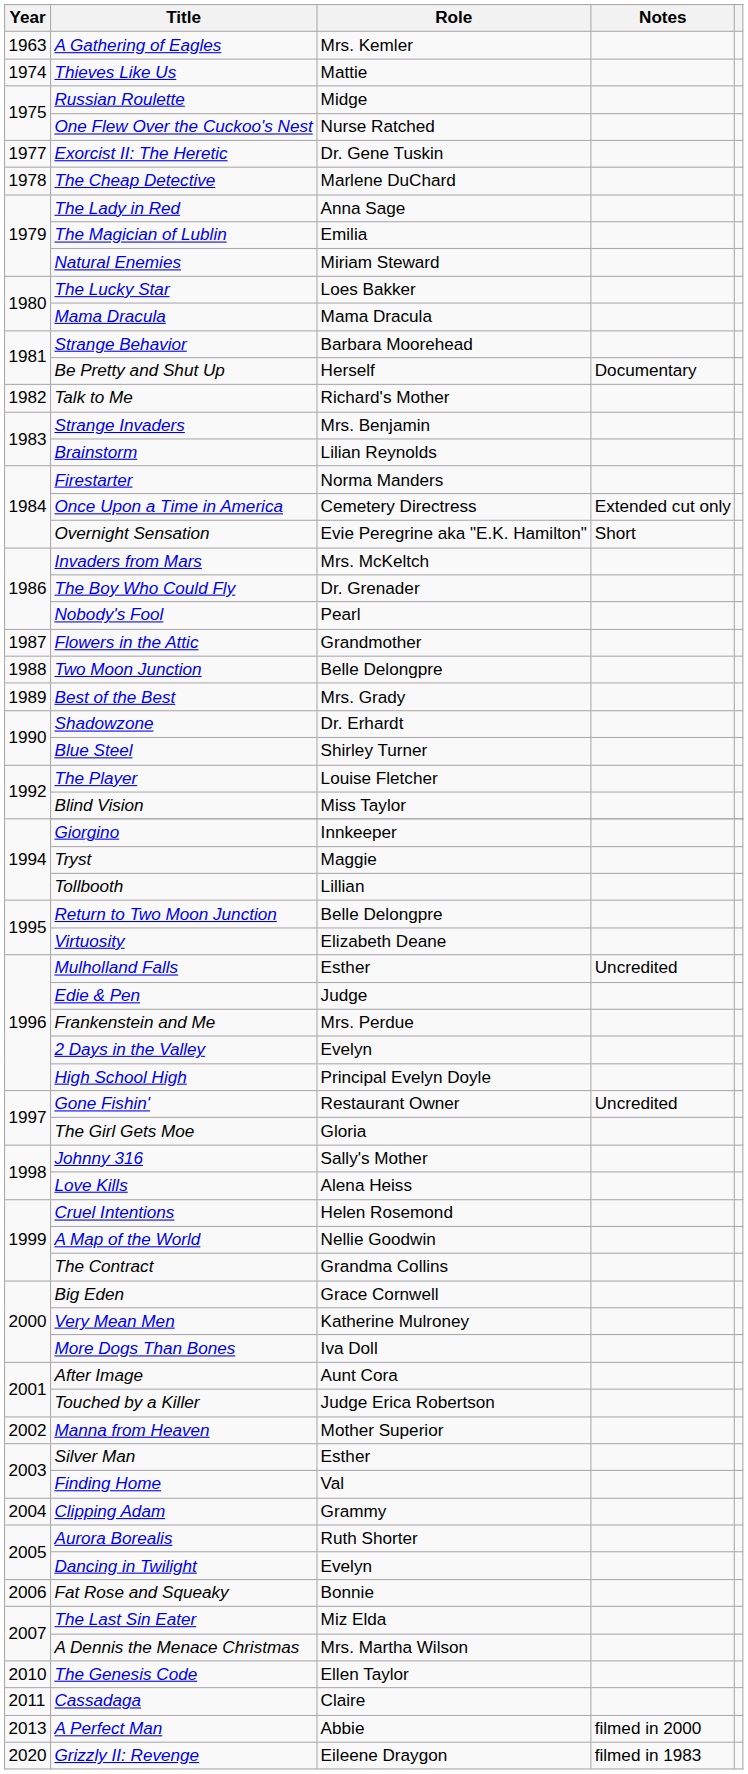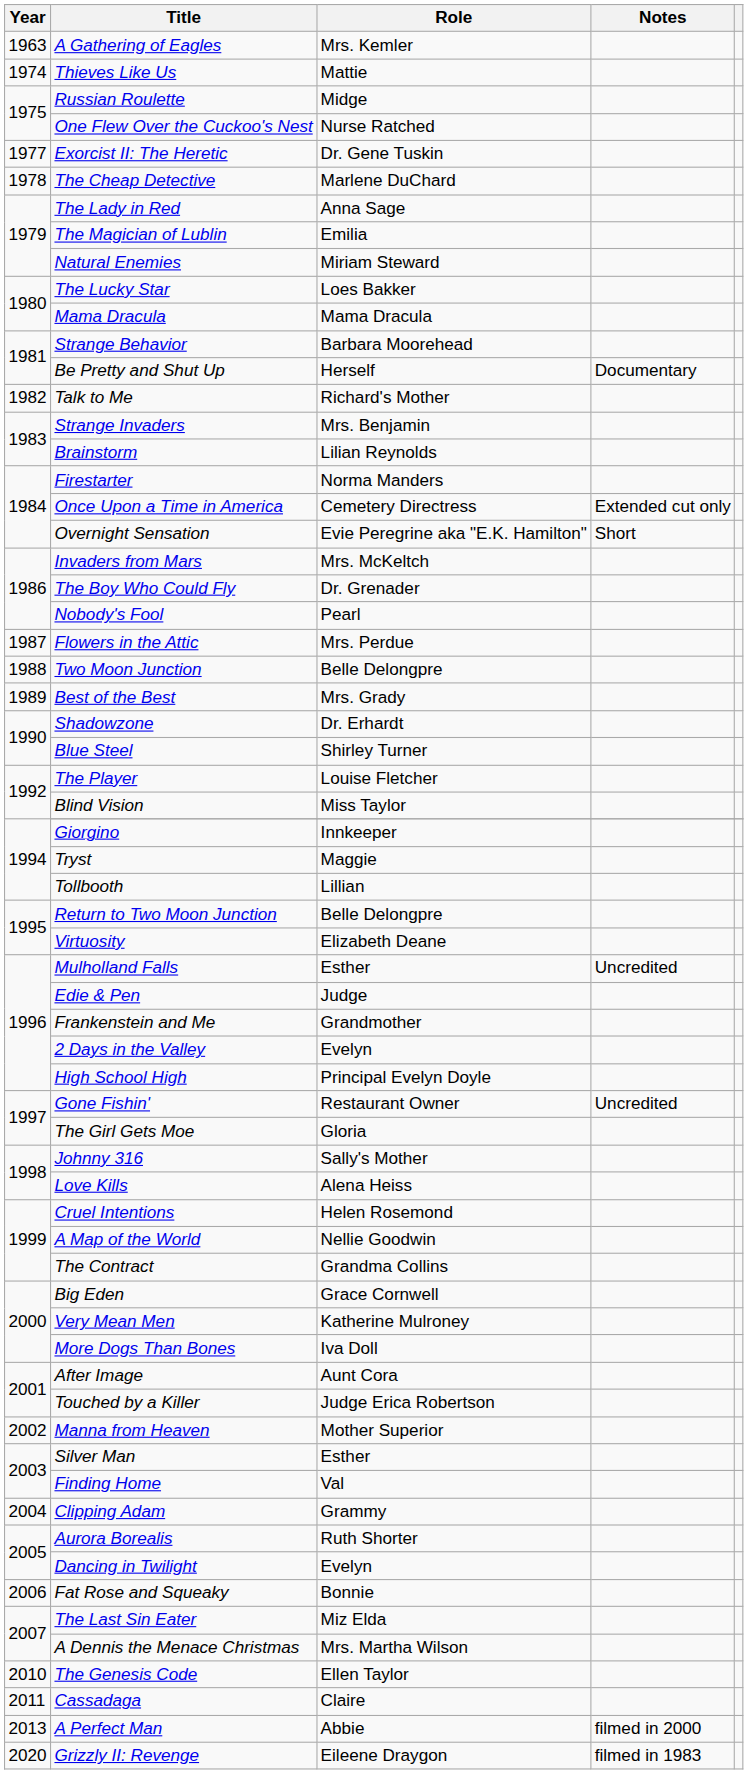(371, 642) Grandmother -> (367, 642) Mrs. Perdue
(367, 1022) Mrs. Perdue -> (371, 1022) Grandmother
